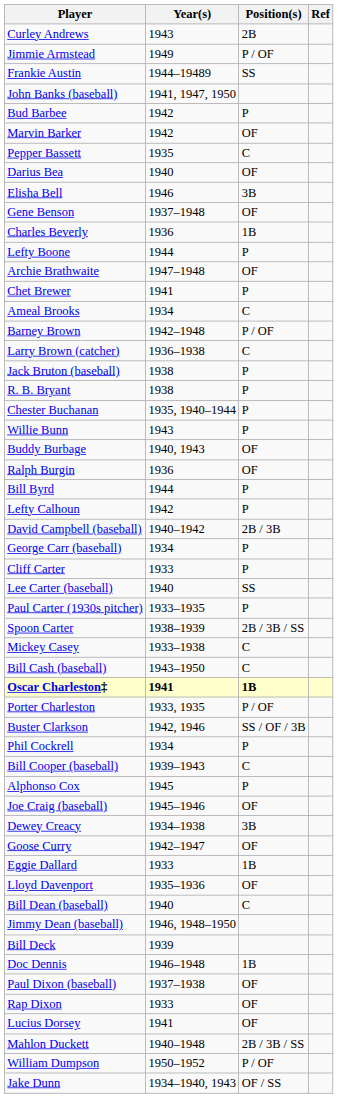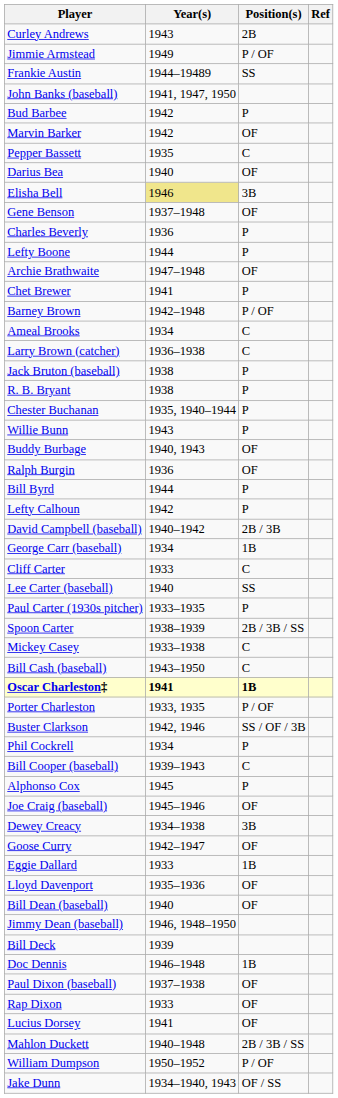(161, 192) no background -> (161, 192) khaki background
(249, 232) 1B -> (245, 232) P
rows swapped: (43, 311) <-> (44, 331)
(245, 548) P -> (249, 548) 1B
(245, 568) P -> (246, 568) C
(246, 905) C -> (250, 905) OF
